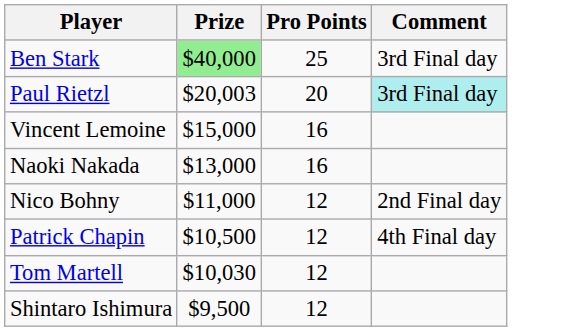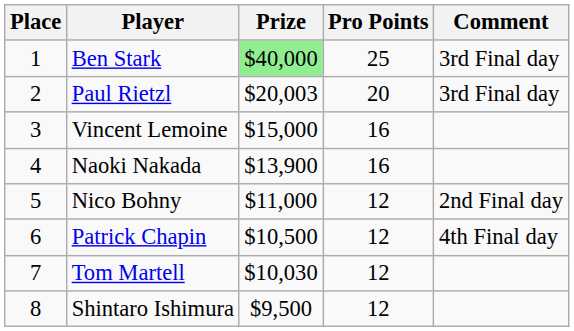+ column: (36, 22)
(437, 93) paleturquoise background -> (499, 93) no background
(219, 165) $13,000 -> (281, 165) $13,900
